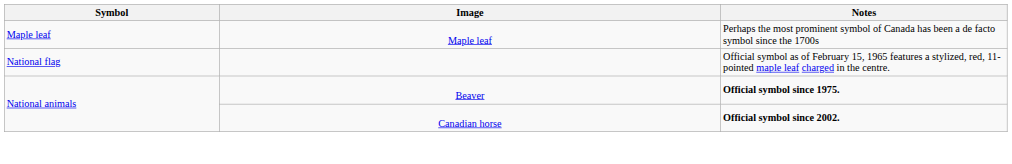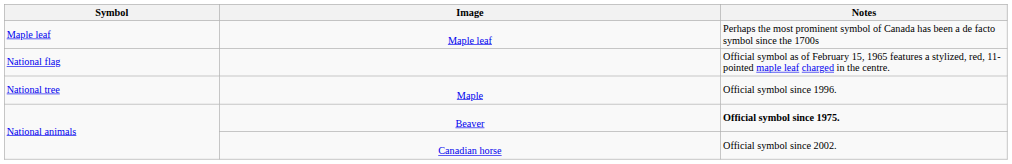+ row: (470, 95)
(781, 117) bold -> (780, 145) normal
